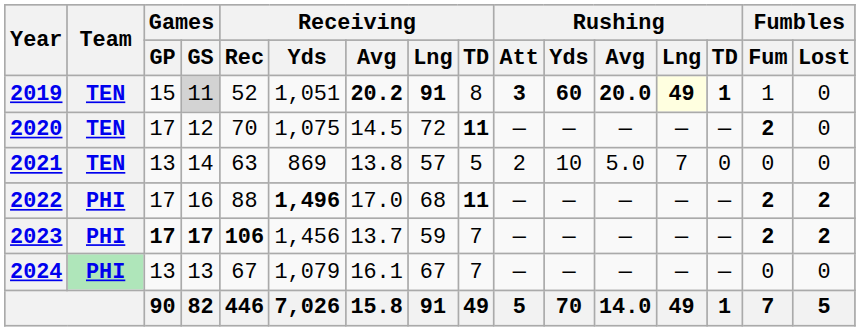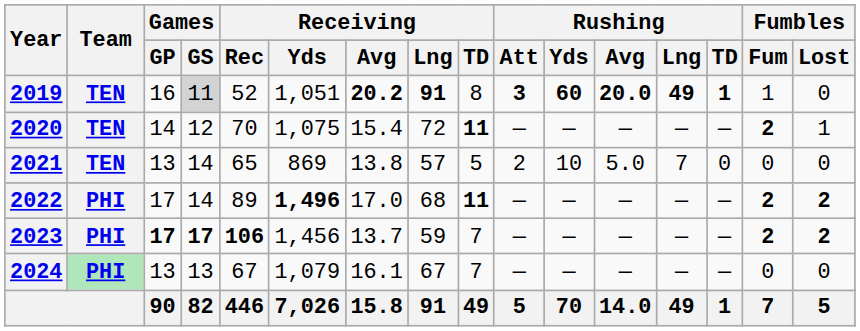(163, 94) 15 -> (163, 94) 16
(681, 94) lightyellow background -> (681, 94) no background
(163, 129) 17 -> (163, 129) 14
(377, 129) 14.5 -> (377, 129) 15.4
(824, 129) 0 -> (824, 129) 1
(244, 165) 63 -> (244, 165) 65
(201, 201) 16 -> (201, 201) 14
(244, 201) 88 -> (244, 201) 89
